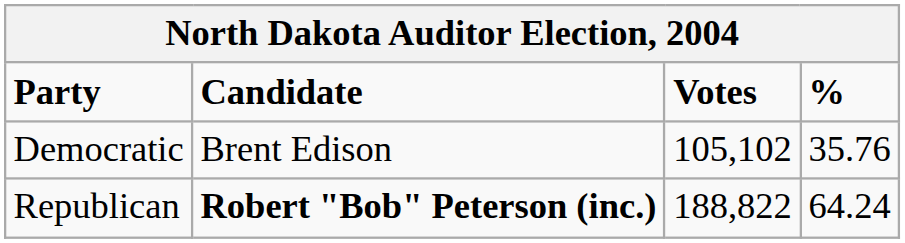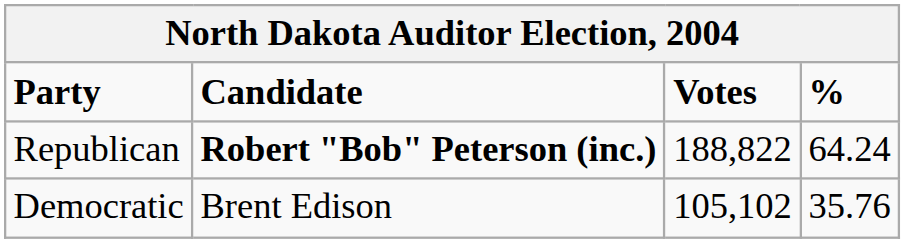rows swapped: (97, 206) <-> (99, 149)
